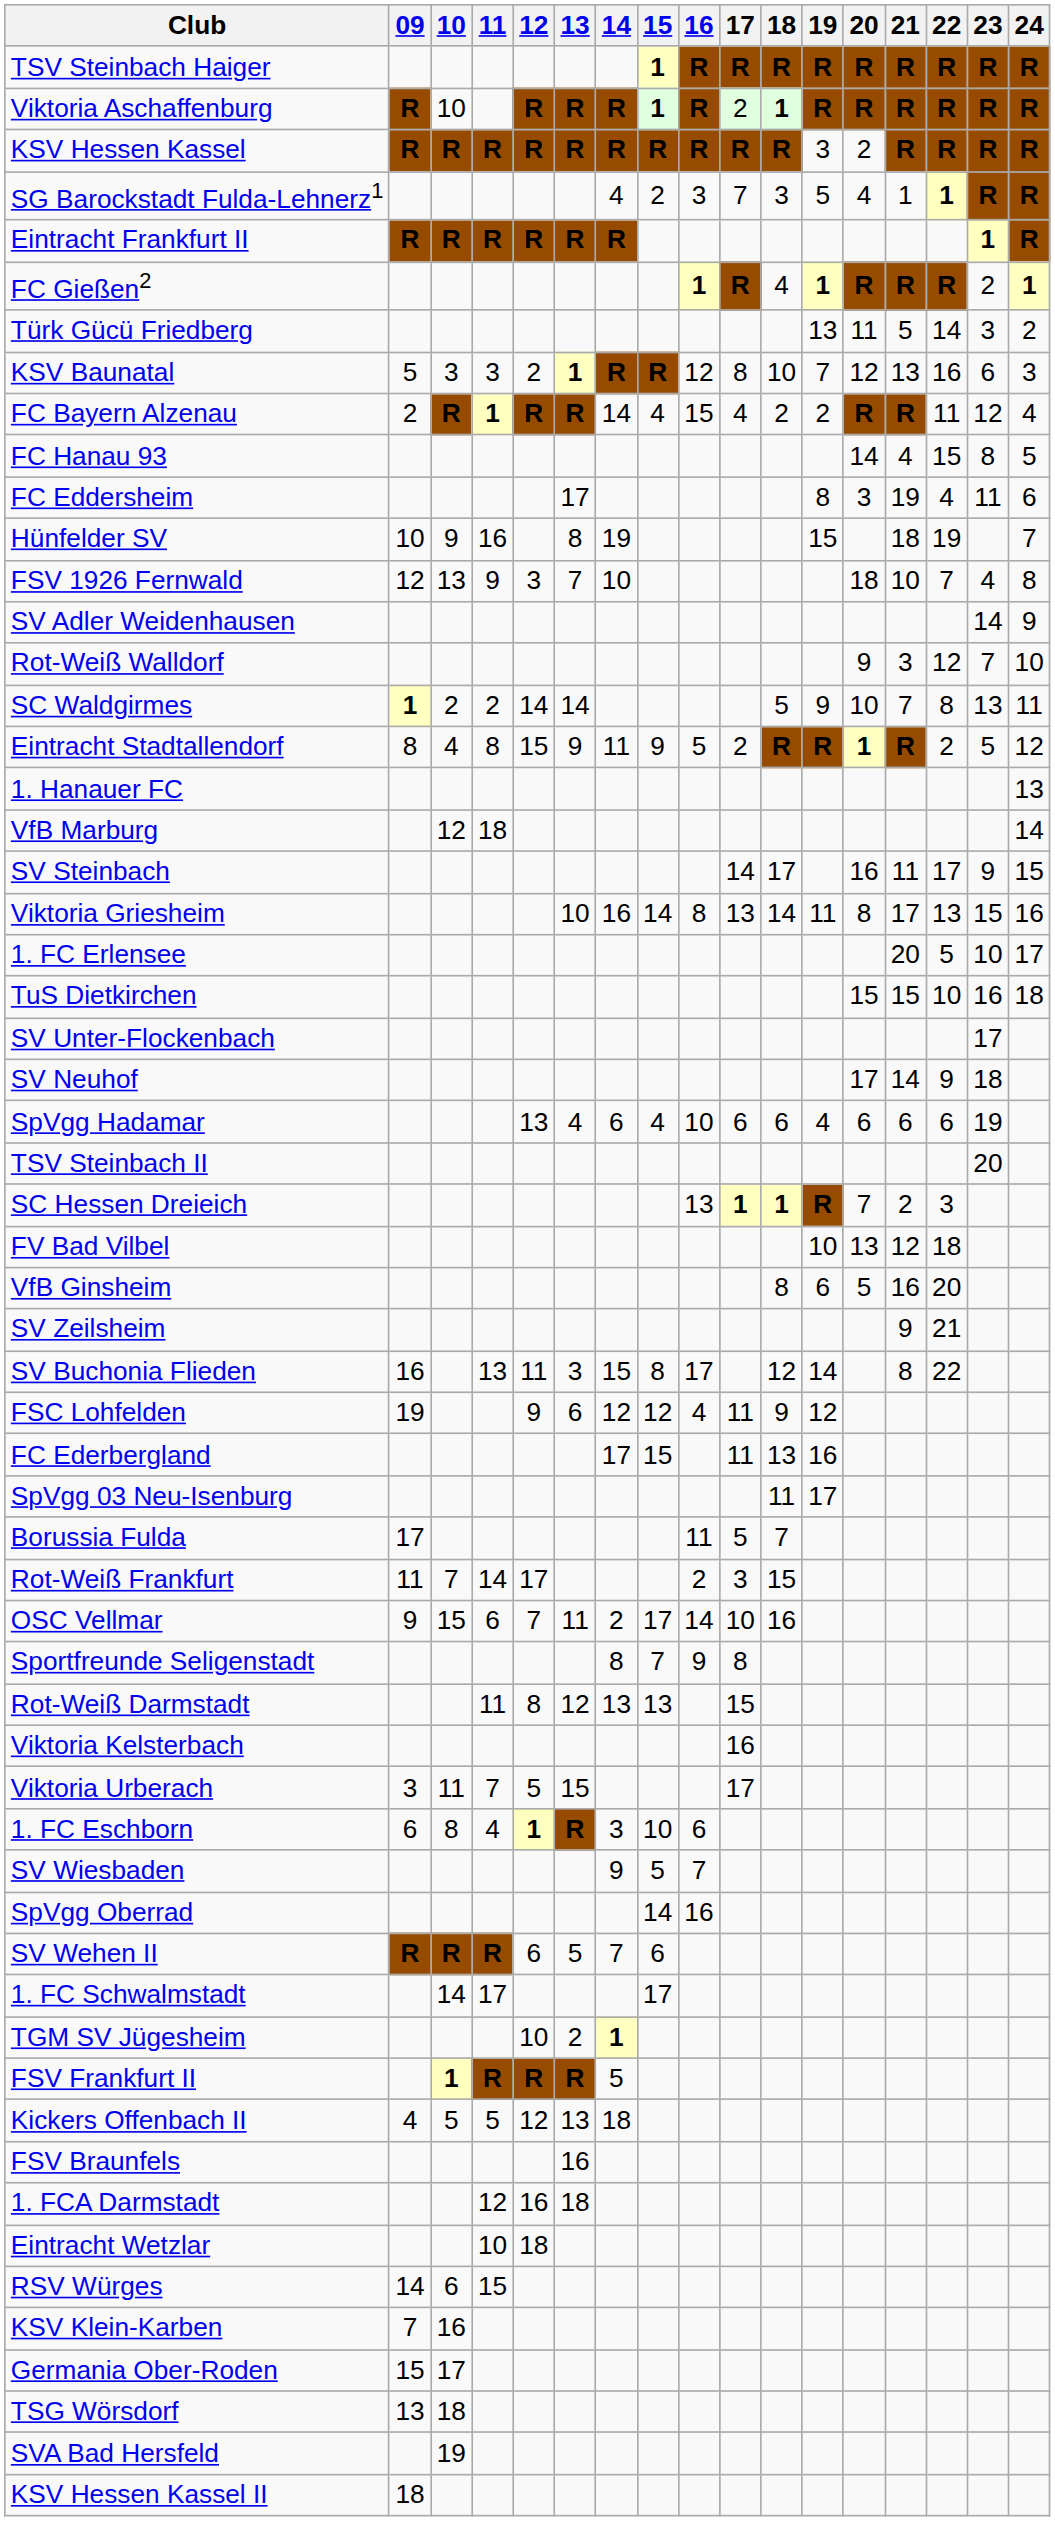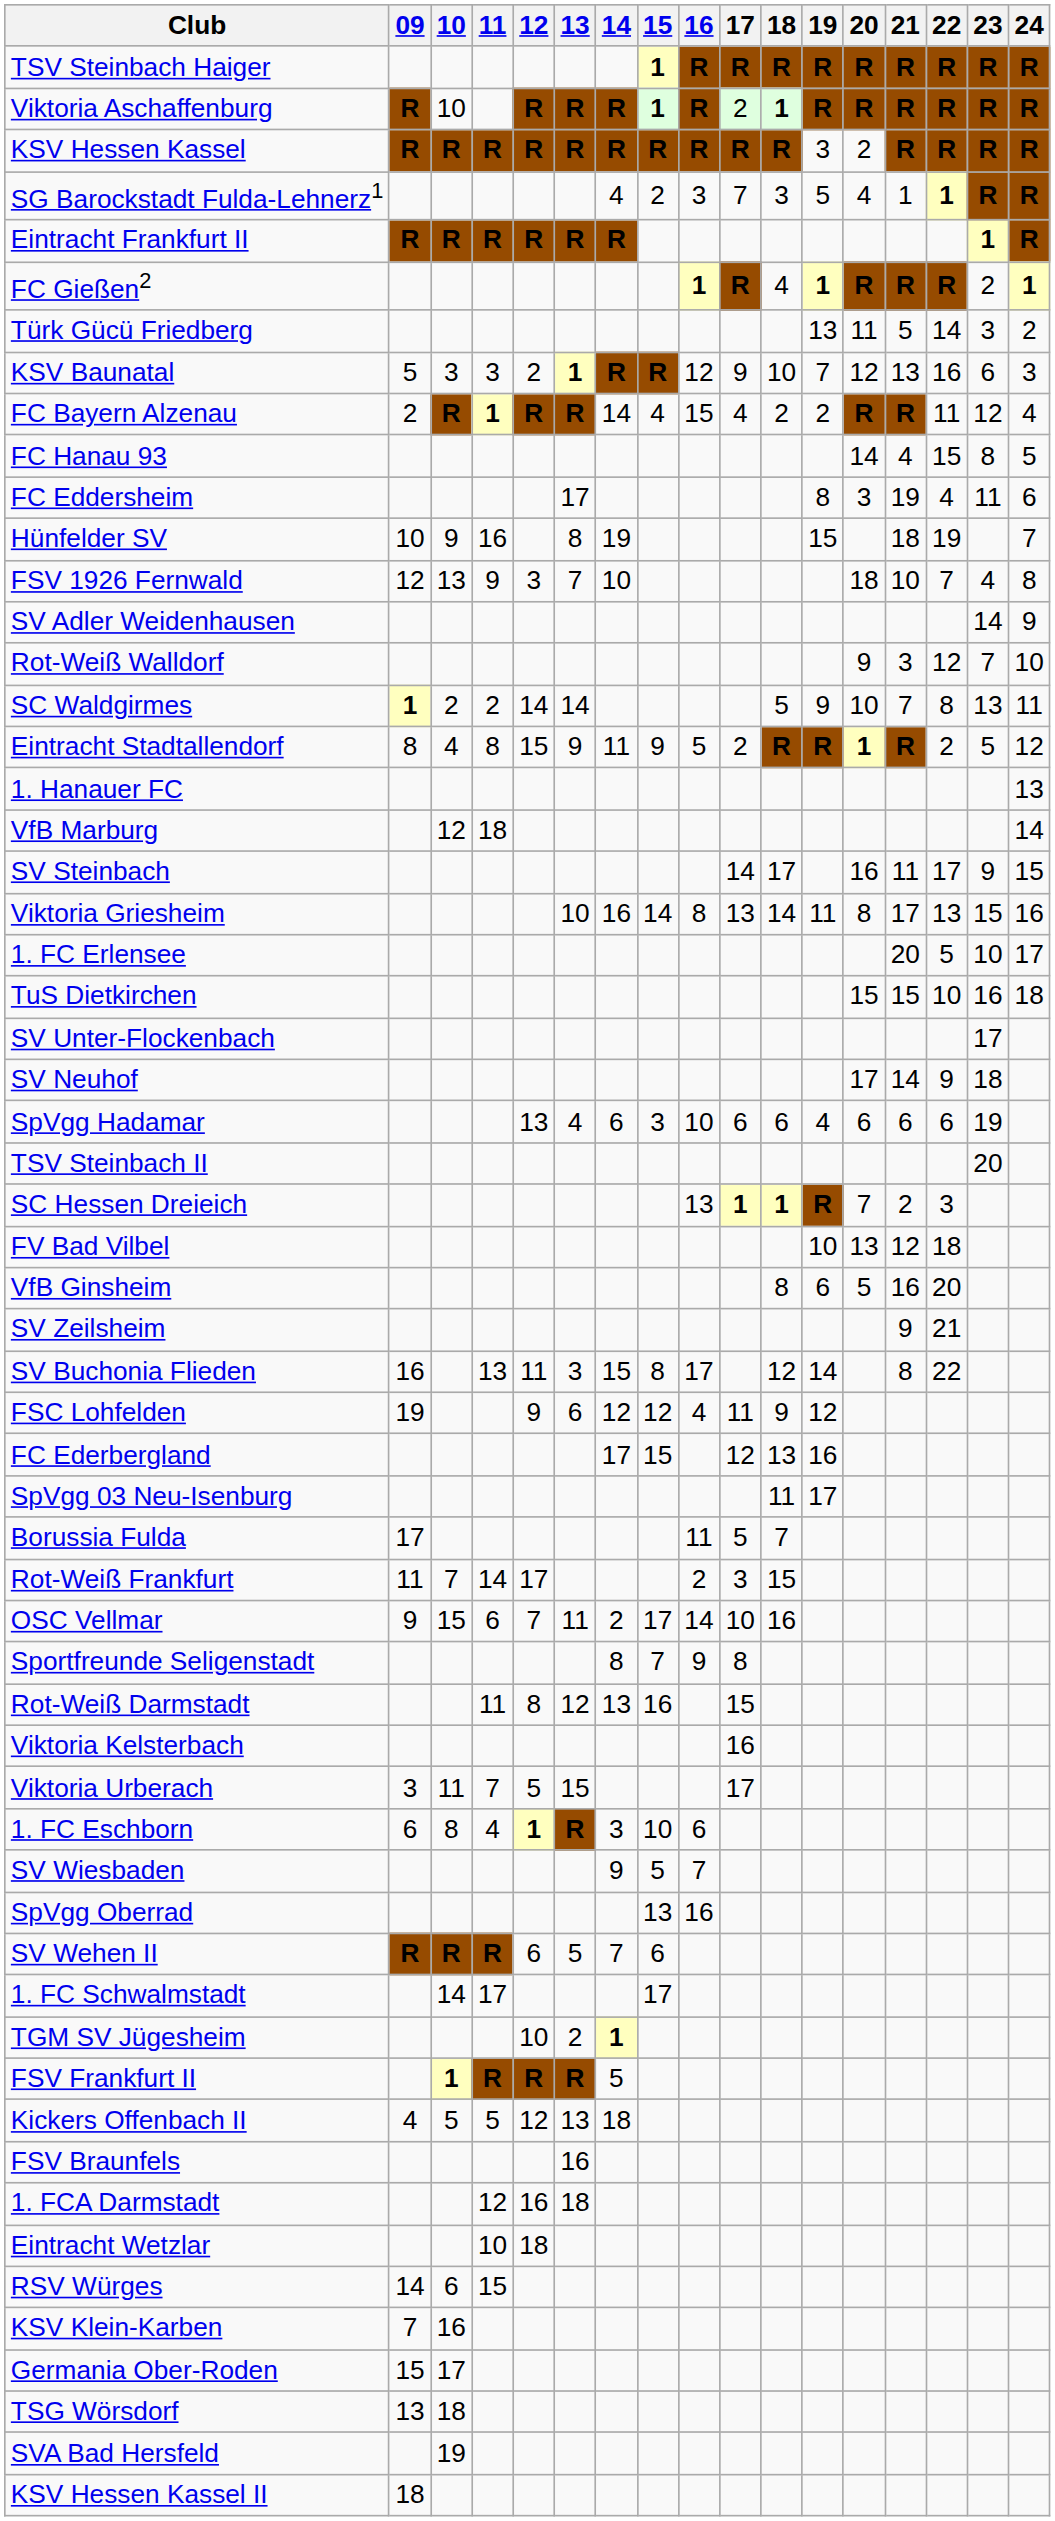(740, 372) 8 -> (740, 372) 9
(658, 1121) 4 -> (658, 1121) 3
(740, 1454) 11 -> (740, 1454) 12
(658, 1704) 13 -> (658, 1704) 16
(658, 1912) 14 -> (658, 1912) 13
